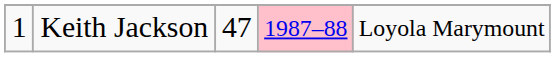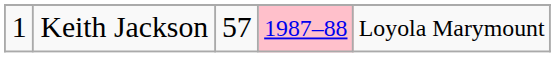(237, 28) 47 -> (237, 28) 57
